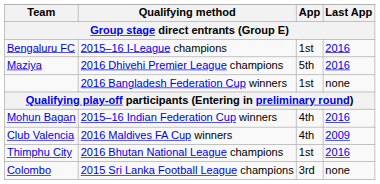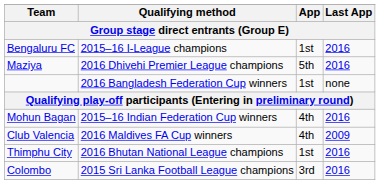(338, 170) none -> (338, 170) 2016
